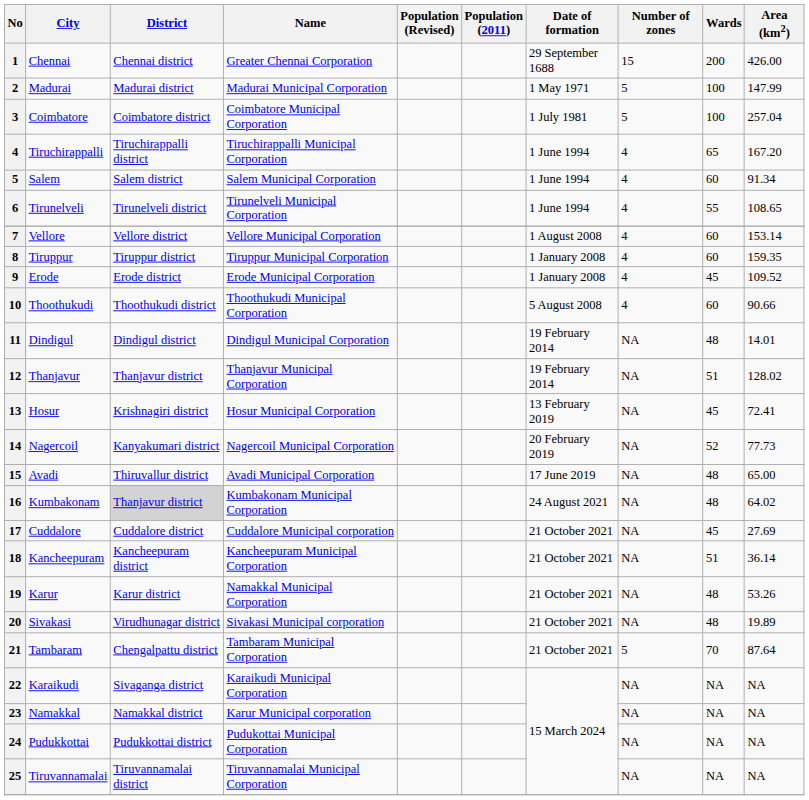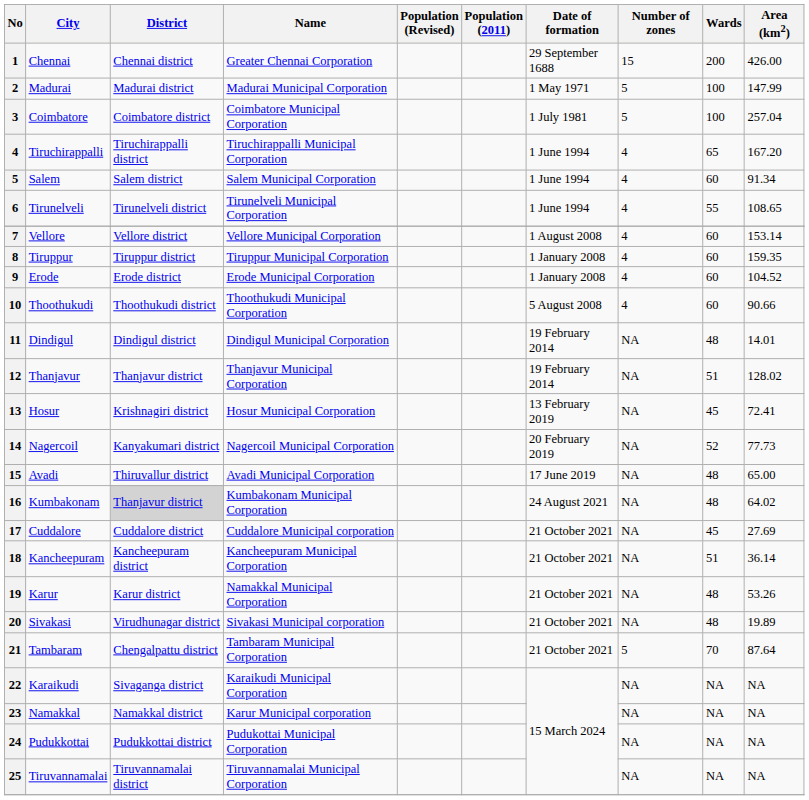(712, 277) 45 -> (712, 277) 60
(765, 277) 109.52 -> (765, 277) 104.52
